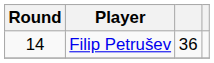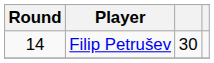(188, 44) 36 -> (188, 44) 30
